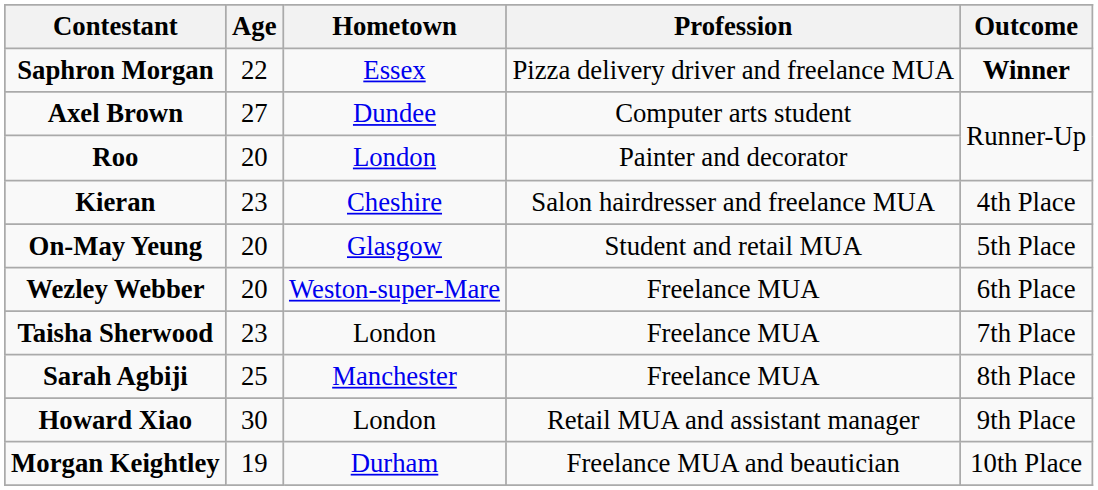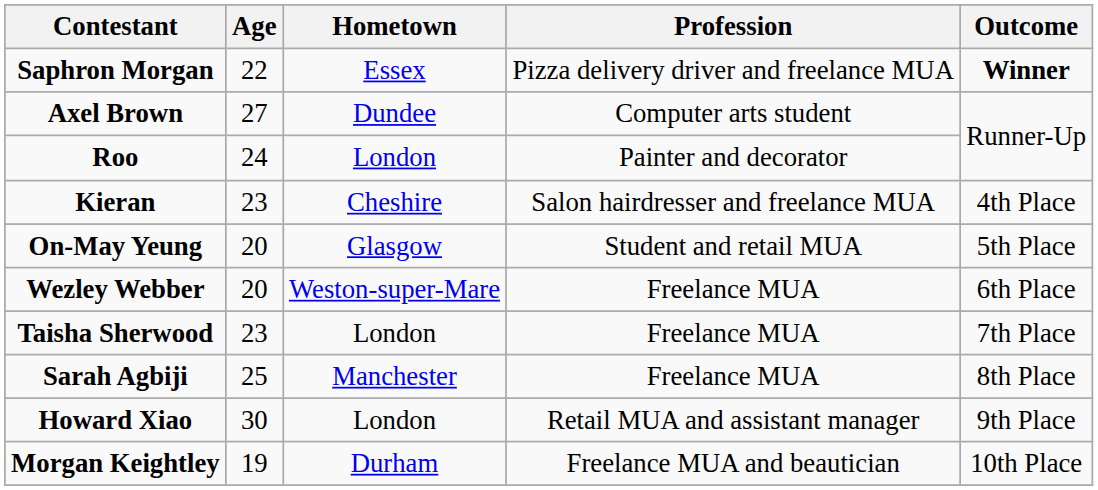(254, 157) 20 -> (254, 157) 24
